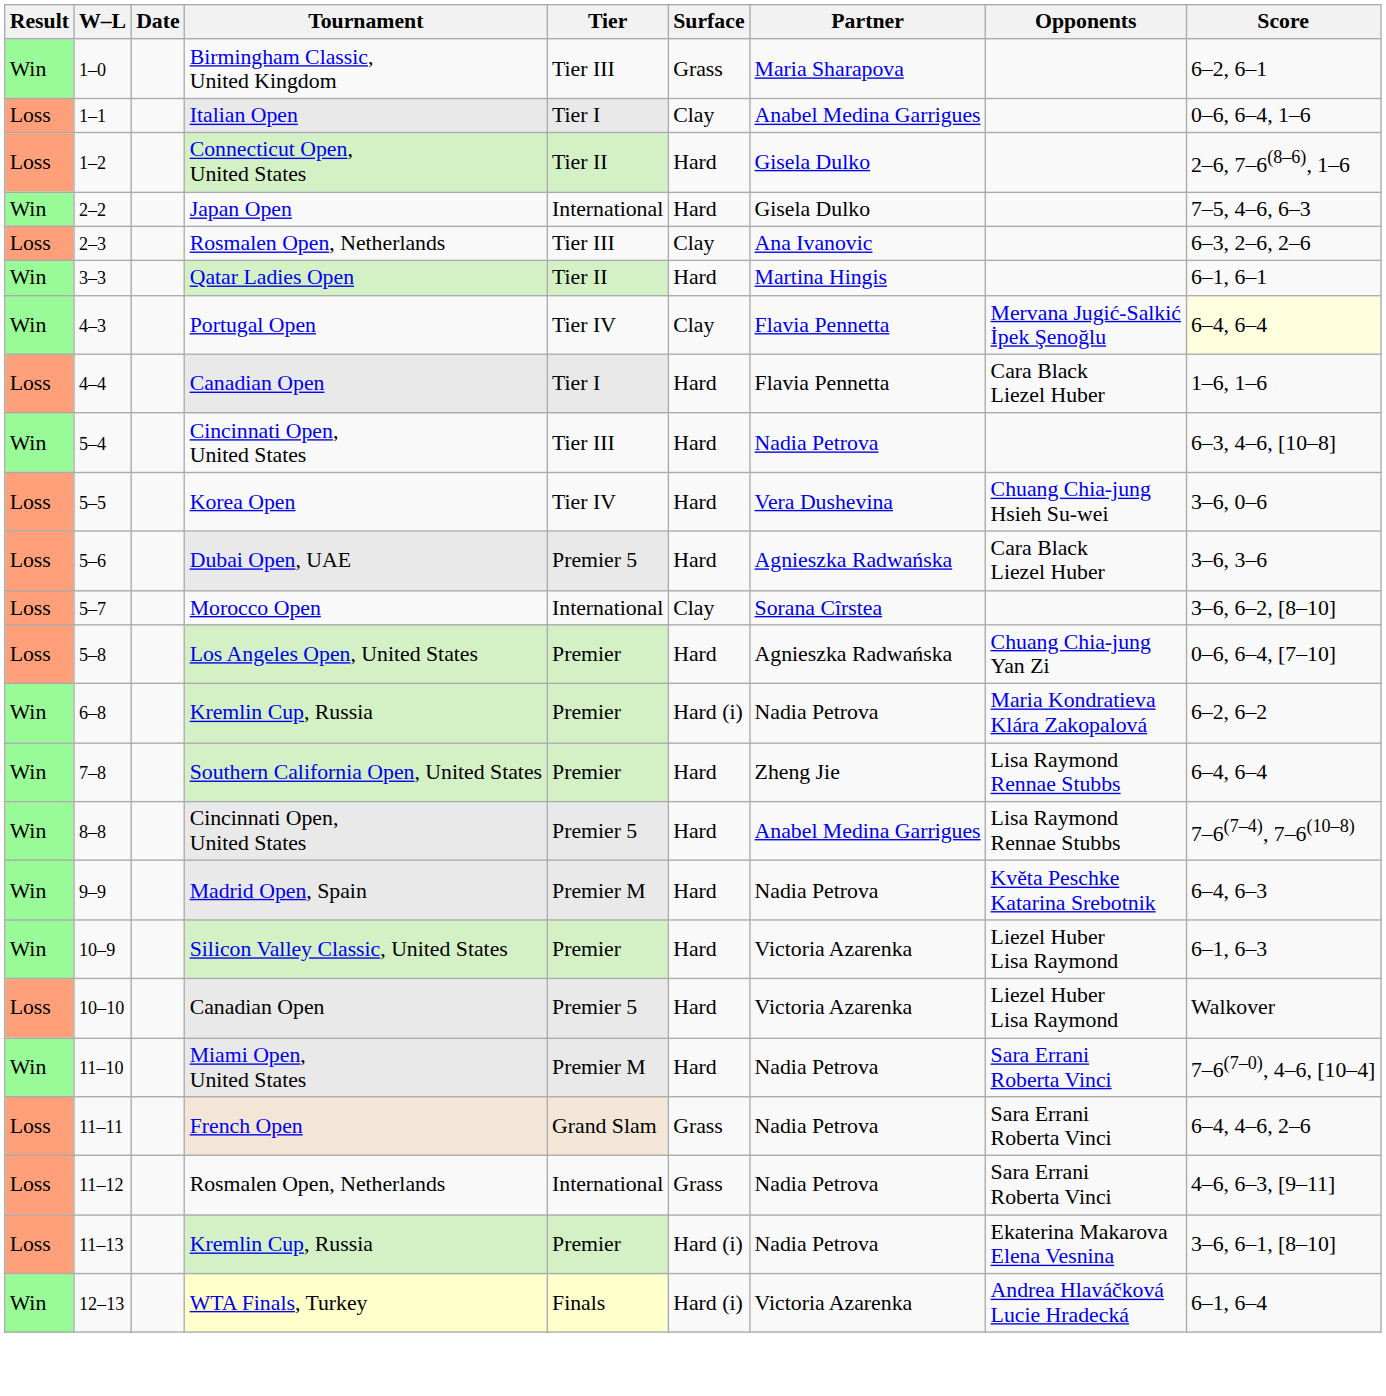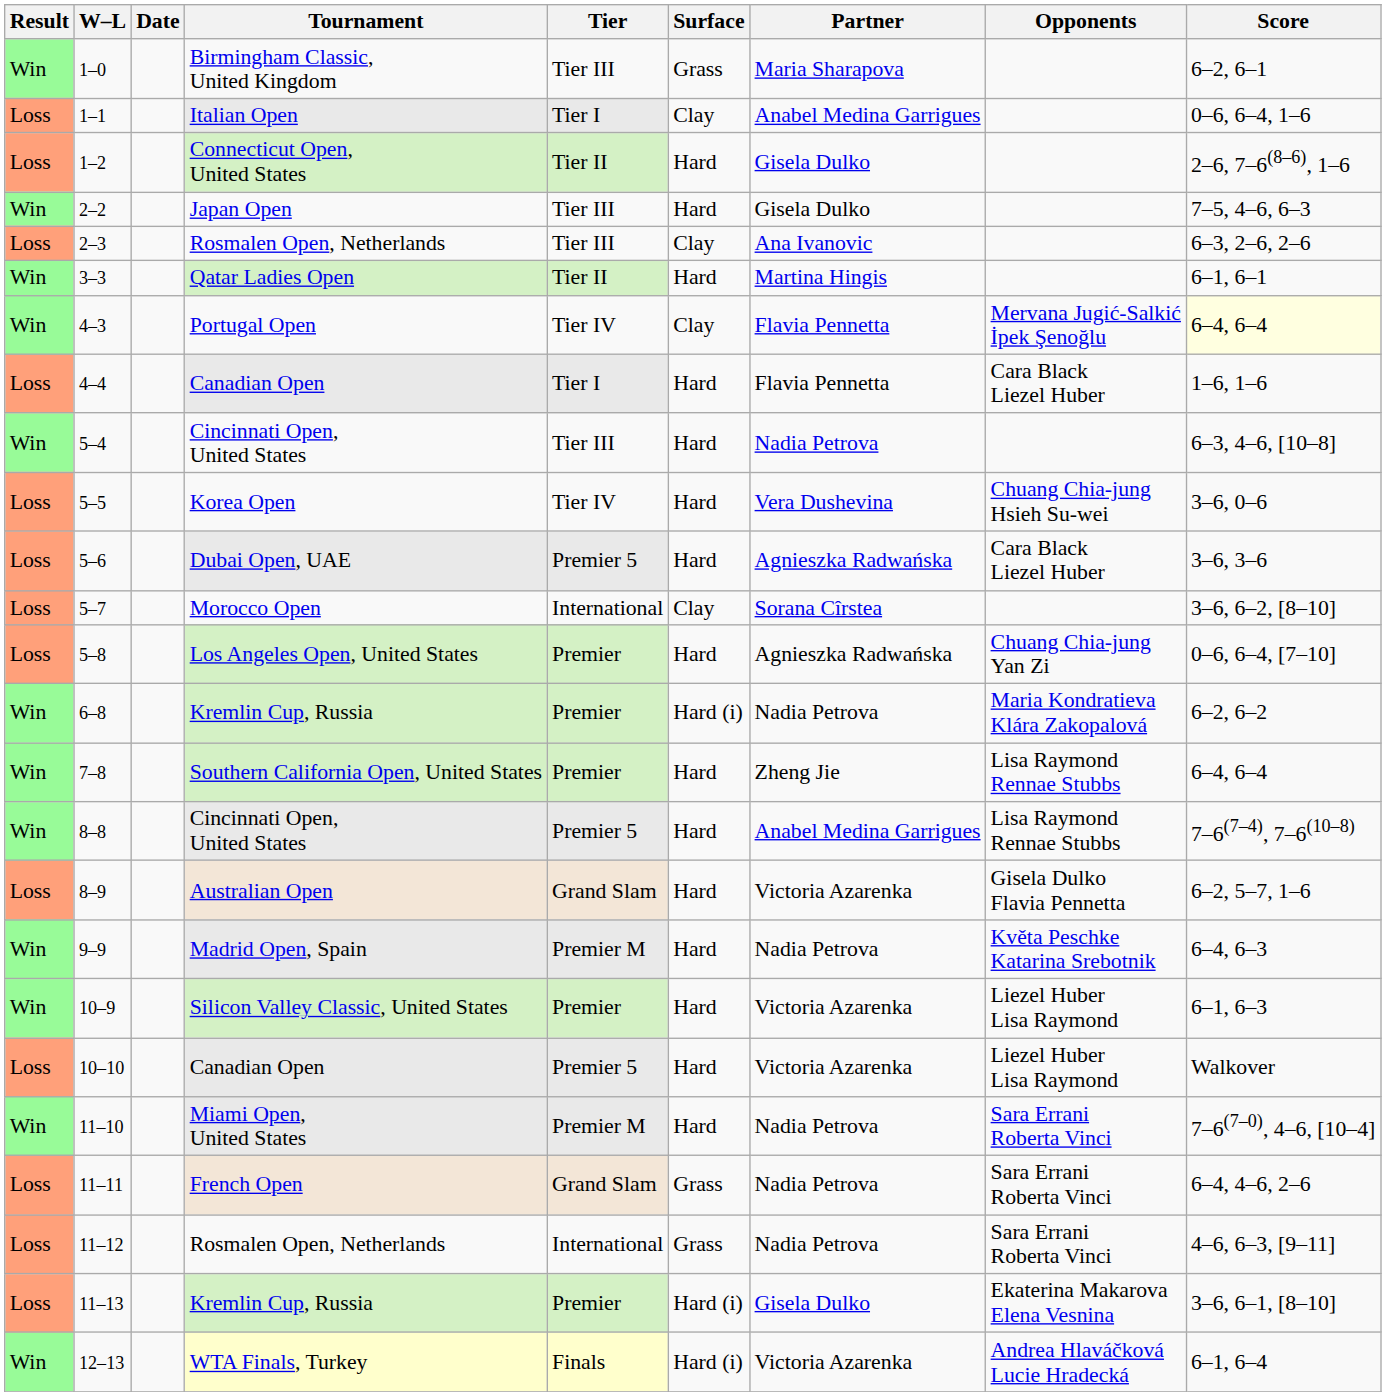(608, 208) International -> (583, 208) Tier III
+ row: (93, 891)
(817, 1243) Nadia Petrova -> (812, 1302) Gisela Dulko
